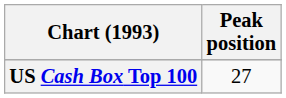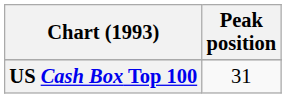(241, 76) 27 -> (241, 76) 31
